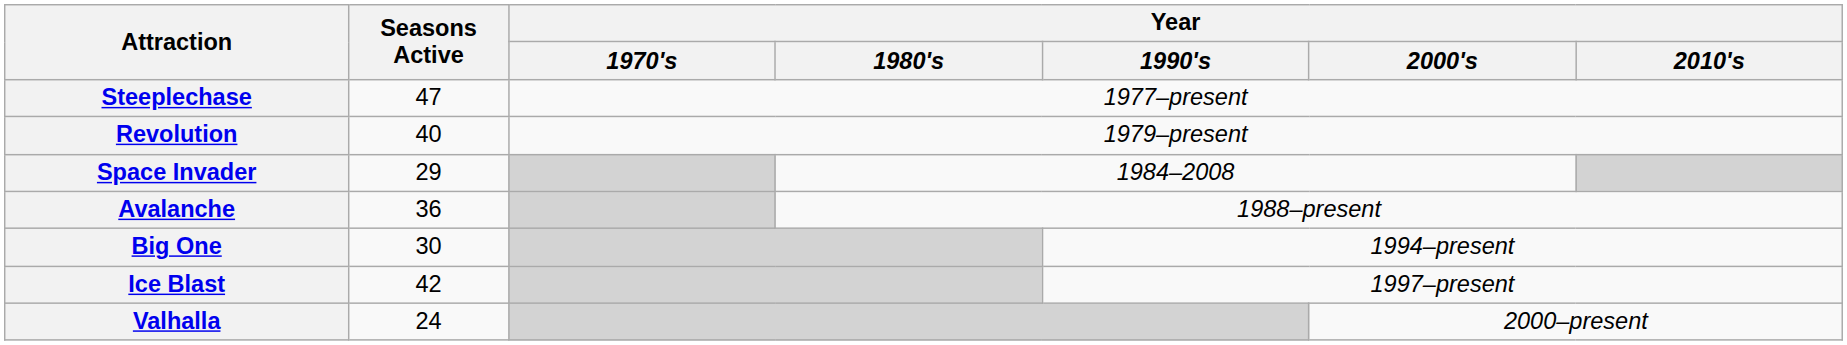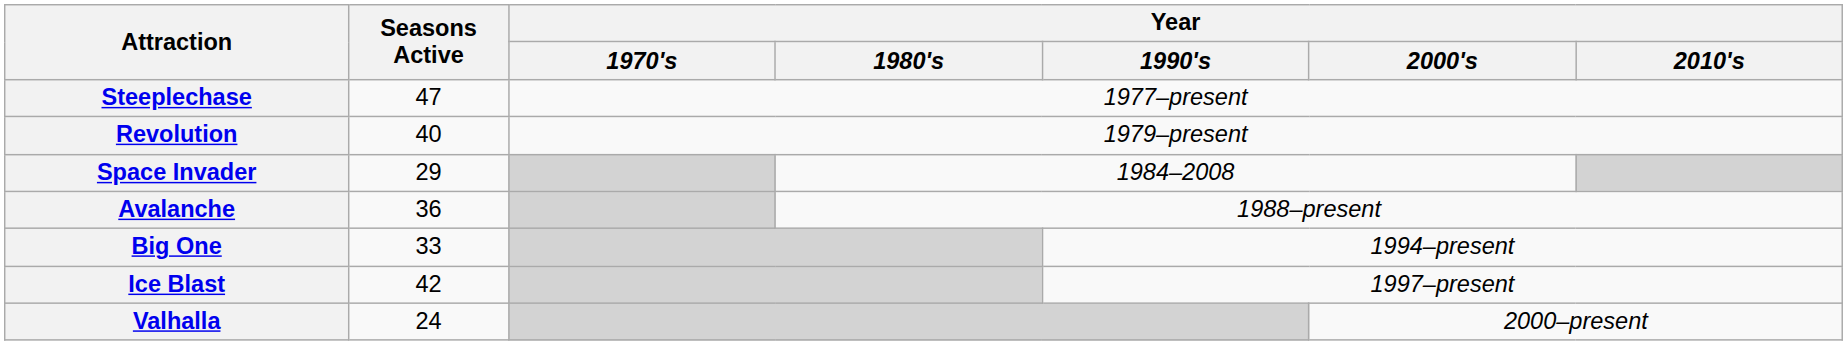(428, 246) 30 -> (428, 246) 33
